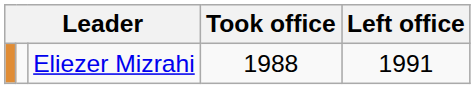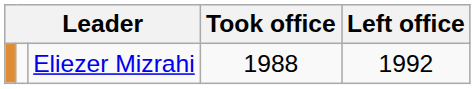(406, 63) 1991 -> (406, 63) 1992
